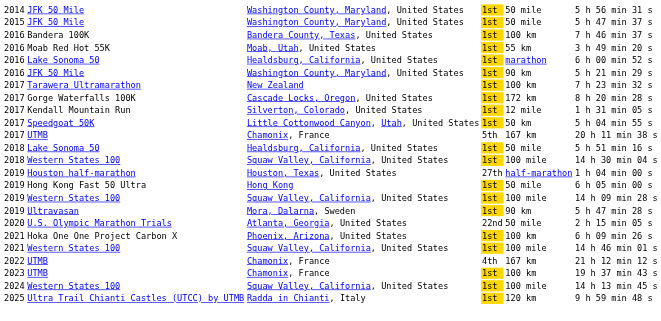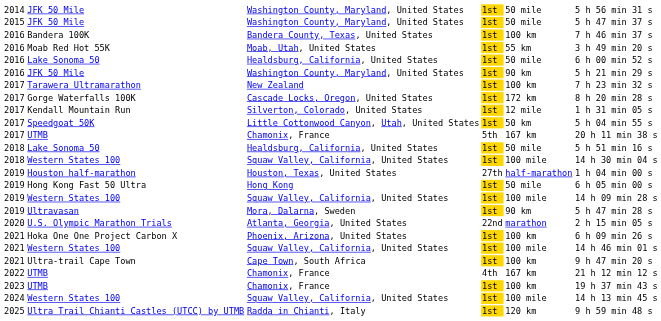(526, 60) marathon -> (523, 60) 50 mile
(523, 223) 50 mile -> (526, 223) marathon
+ row: (14, 261)
